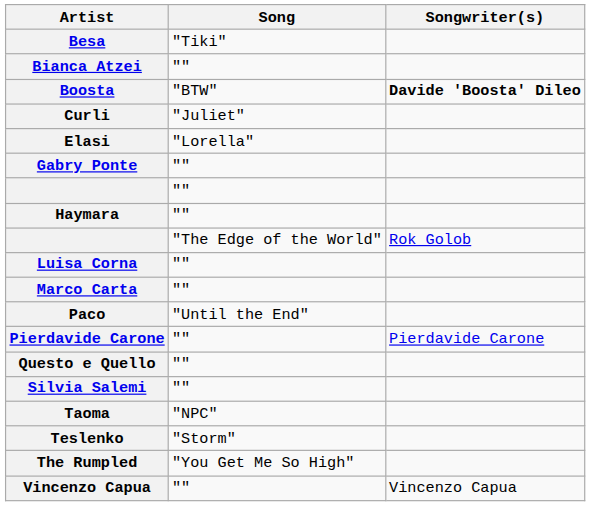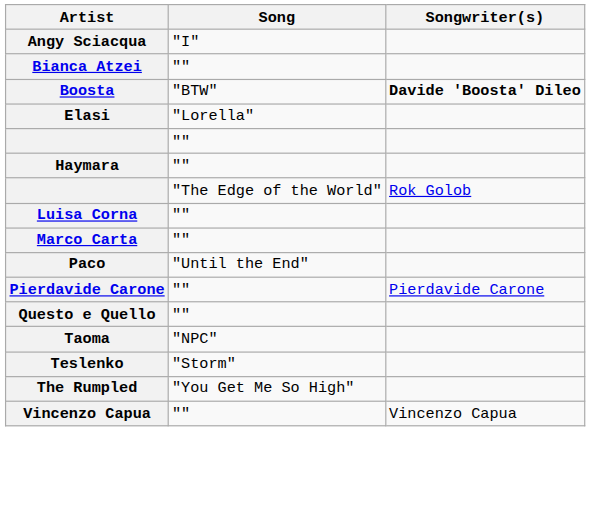+ row: (87, 42)
- row: (87, 42)
- row: (87, 116)
- row: (87, 166)
- row: (87, 389)
